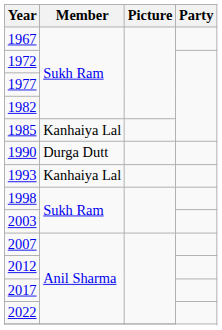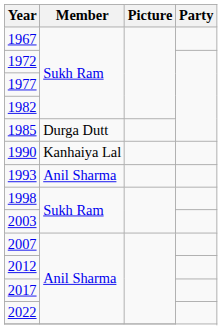(82, 130) Kanhaiya Lal -> (76, 130) Durga Dutt
(76, 152) Durga Dutt -> (82, 152) Kanhaiya Lal
(82, 175) Kanhaiya Lal -> (80, 175) Anil Sharma
